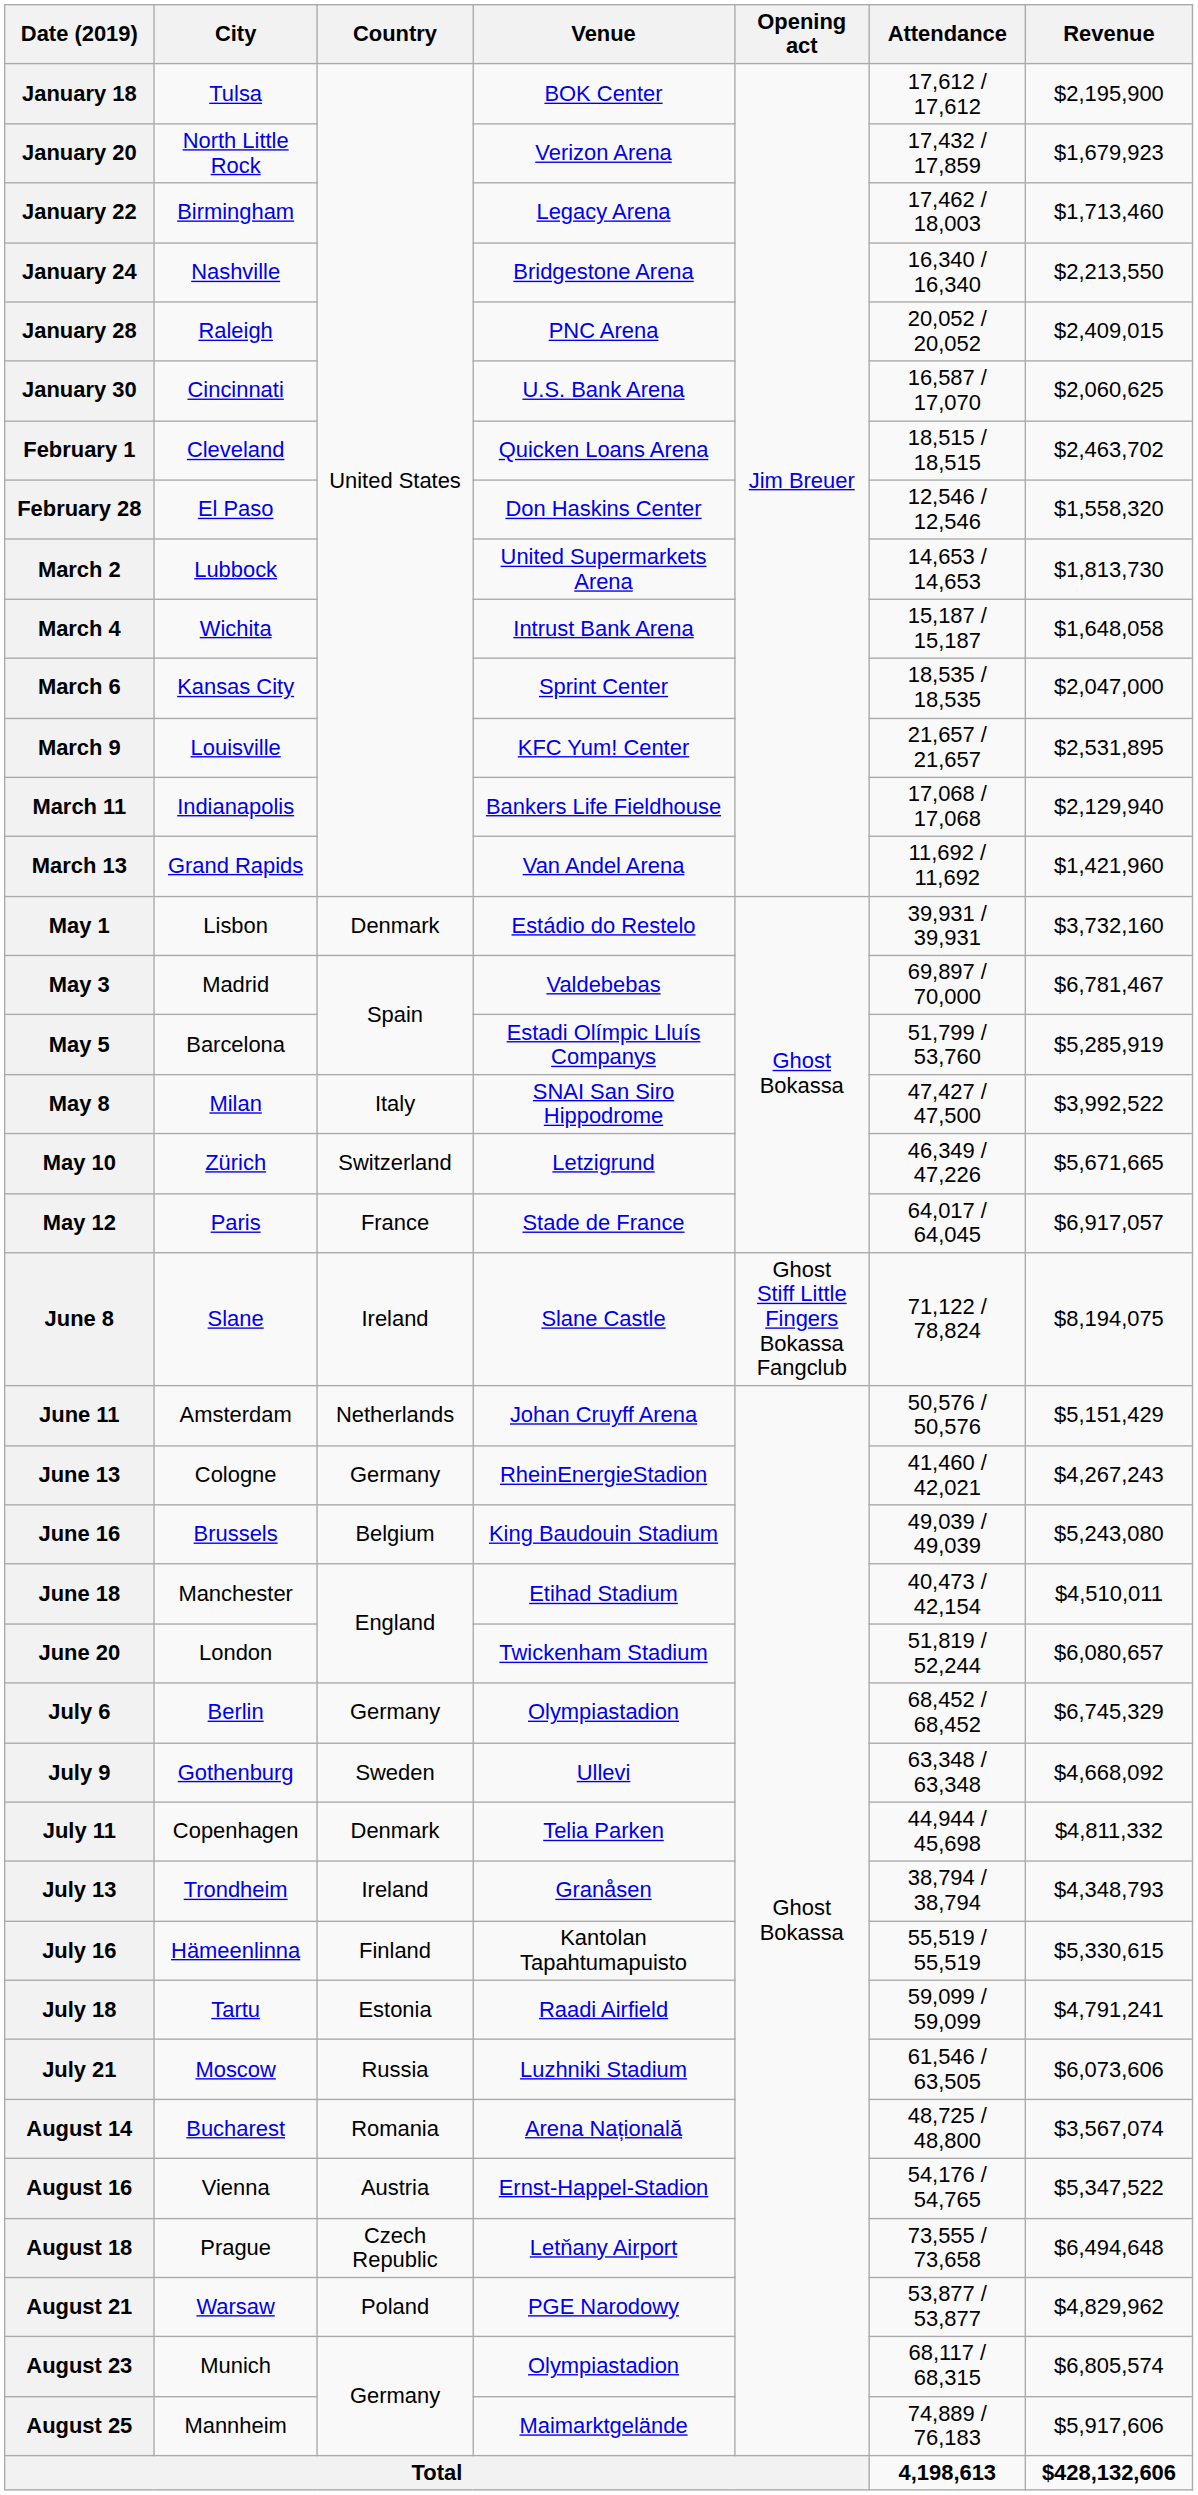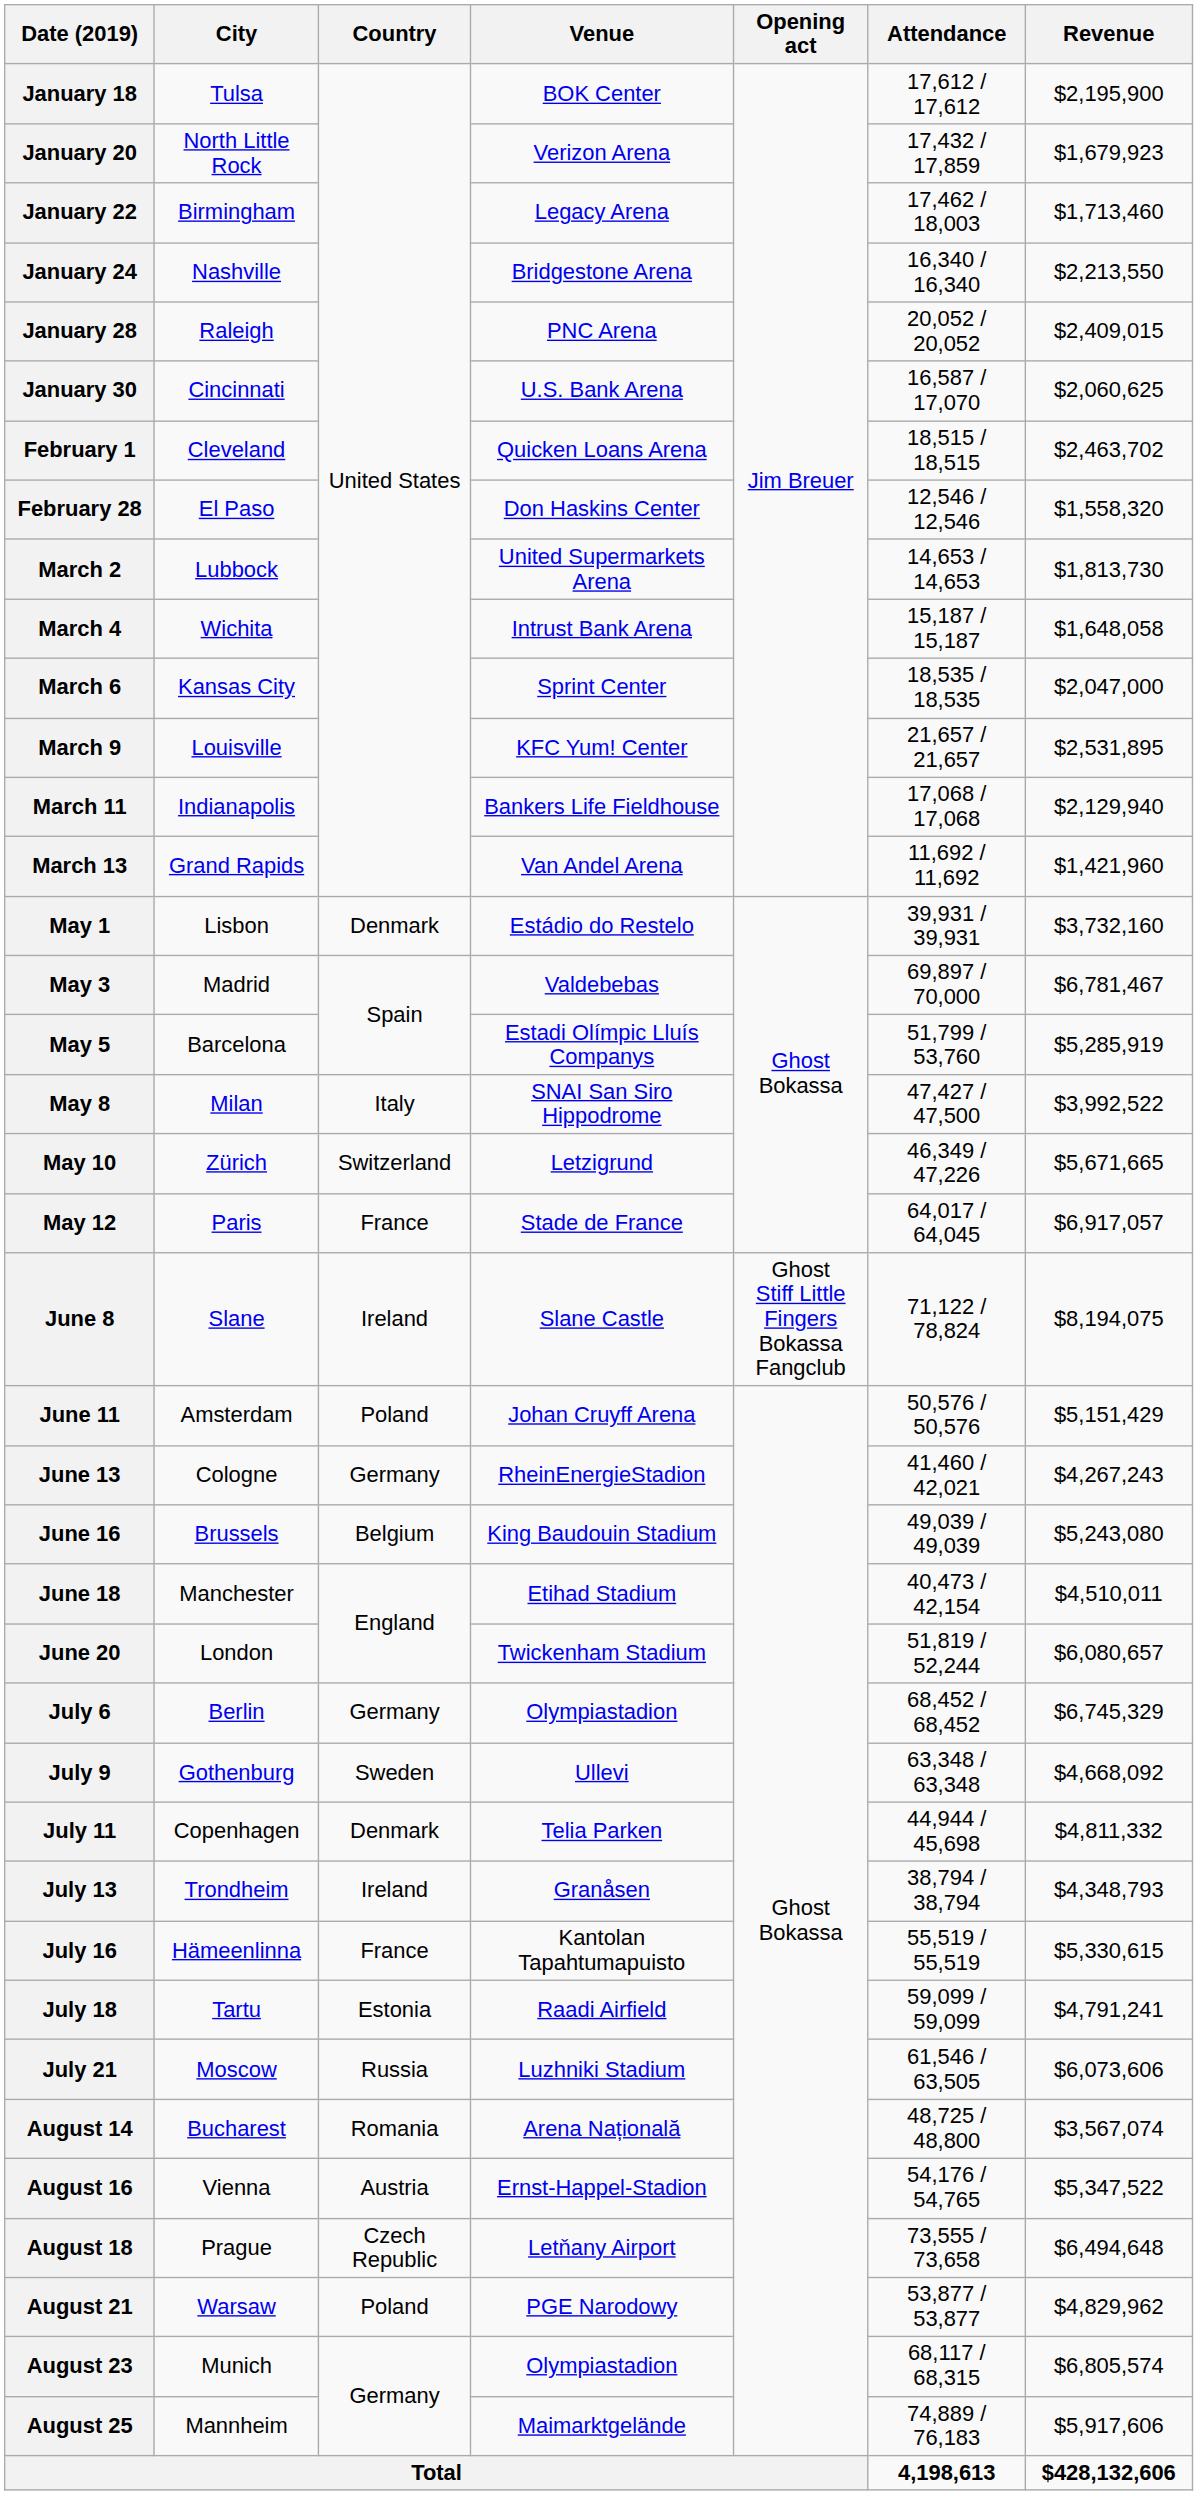(395, 1415) Netherlands -> (395, 1415) Poland
(395, 1950) Finland -> (395, 1950) France
